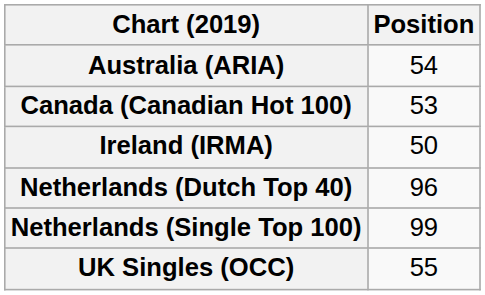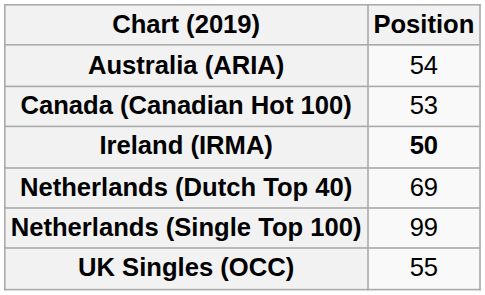(424, 146) normal -> (424, 146) bold
(424, 187) 96 -> (424, 187) 69
